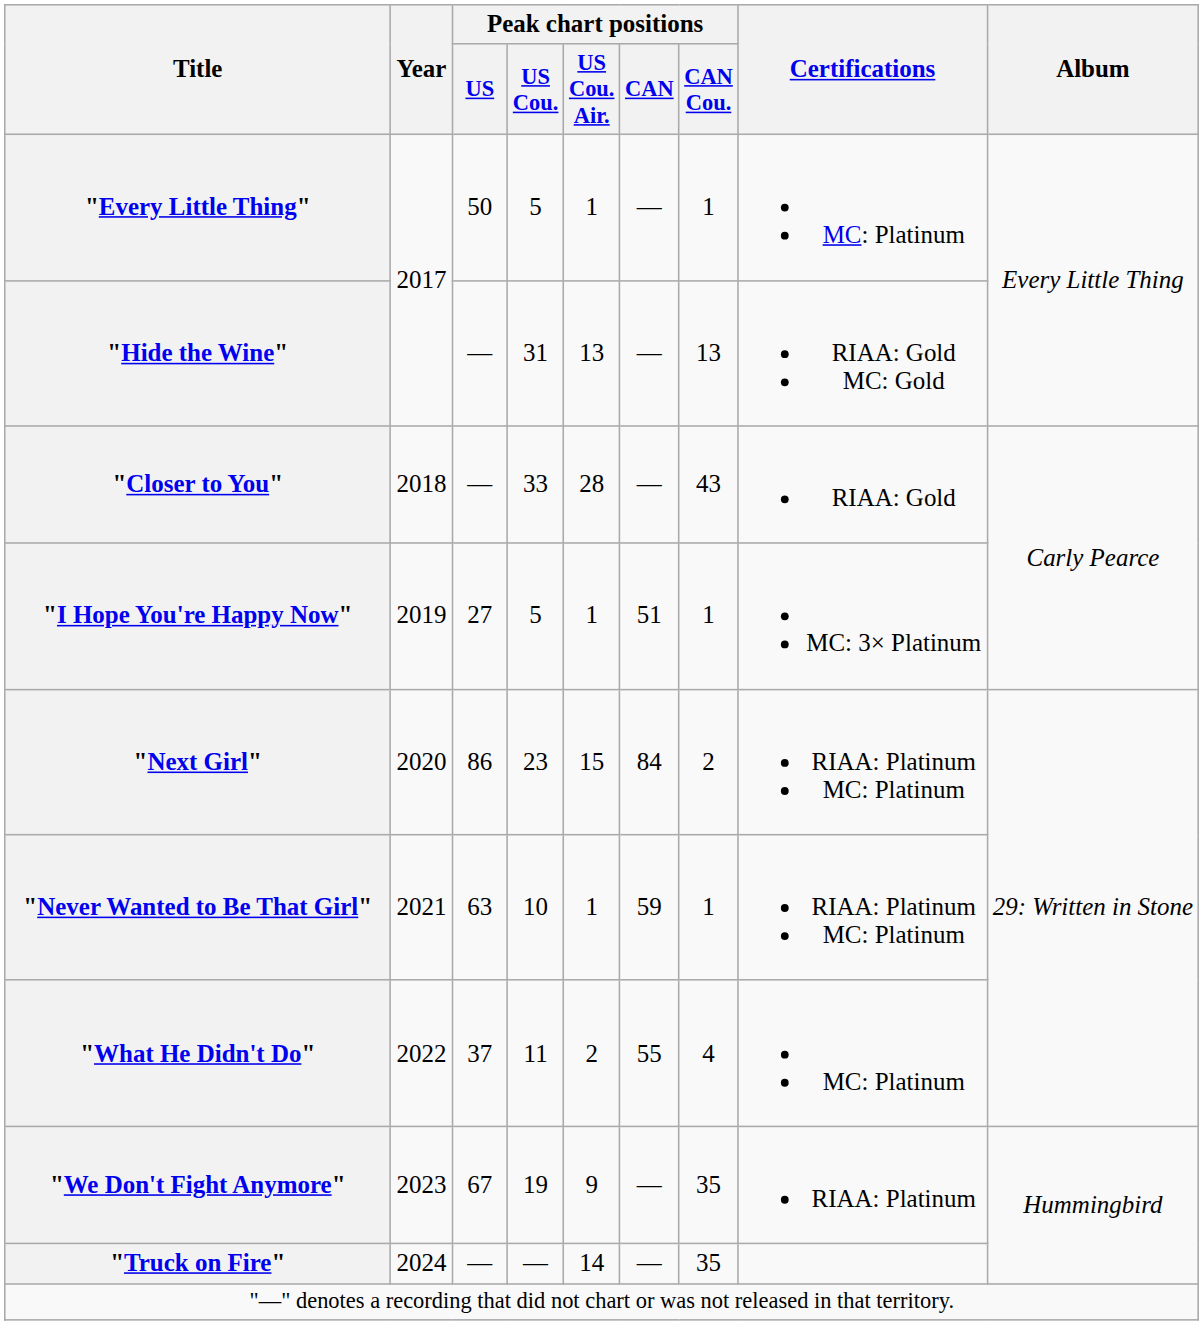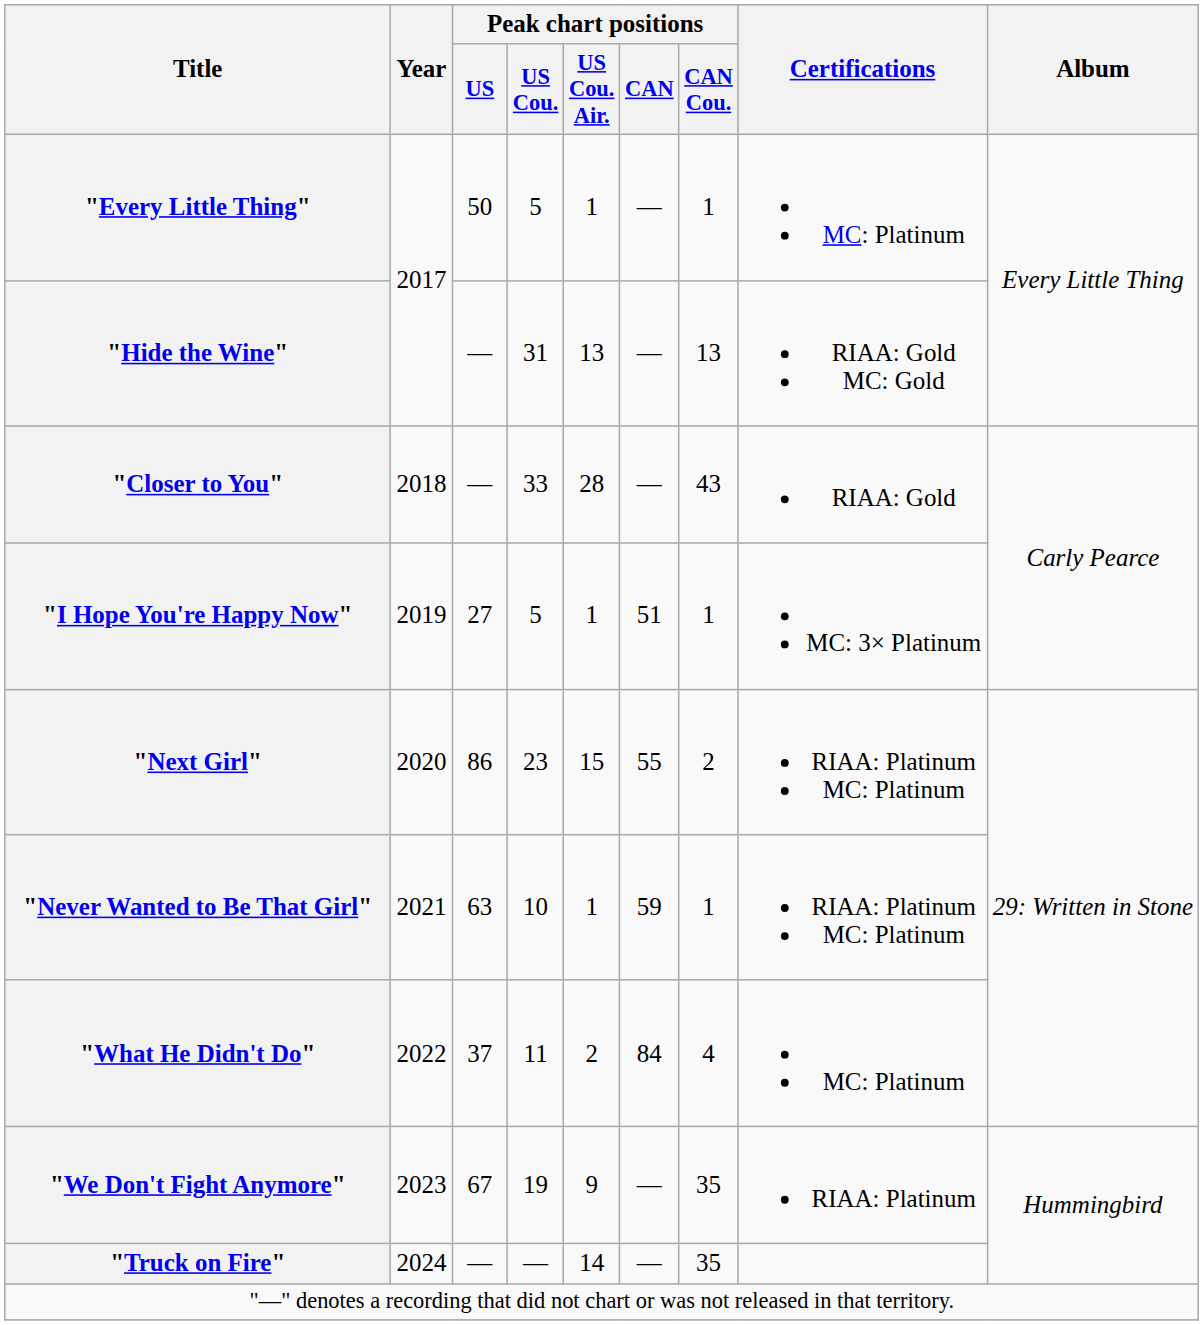(649, 761) 84 -> (649, 761) 55
(649, 1052) 55 -> (649, 1052) 84
